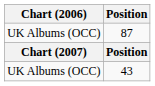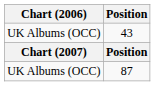rows swapped: (127, 71) <-> (127, 33)
